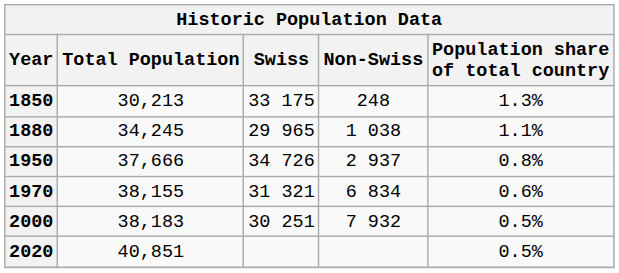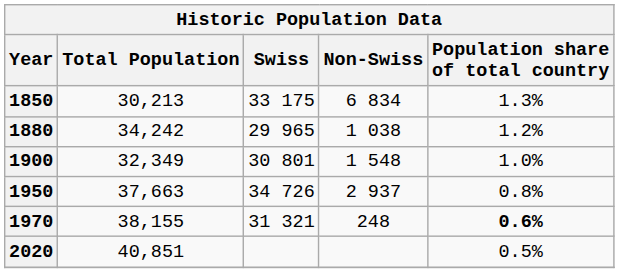(373, 101) 248 -> (373, 101) 6 834
(151, 131) 34,245 -> (151, 131) 34,242
(521, 131) 1.1% -> (521, 131) 1.2%
+ row: (31, 161)
(151, 161) 37,666 -> (151, 191) 37,663
(373, 191) 6 834 -> (373, 222) 248
(521, 191) normal -> (521, 222) bold
- row: (31, 222)
